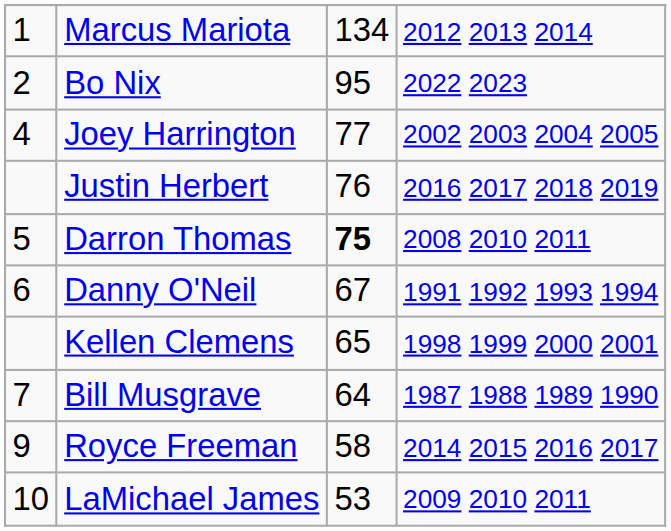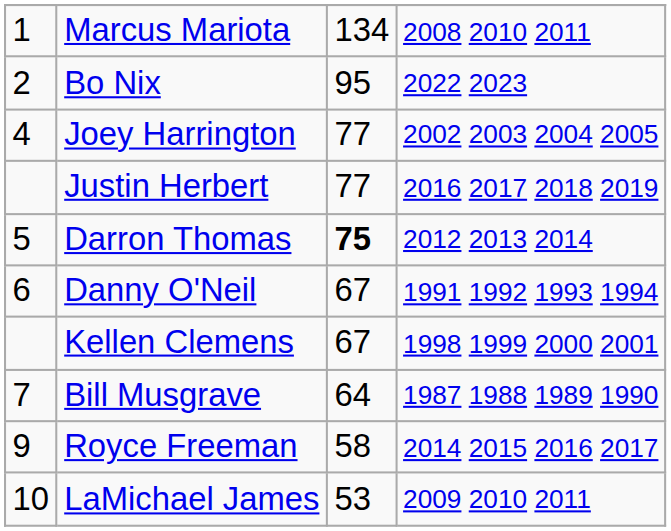(498, 31) 2012 2013 2014 -> (497, 31) 2008 2010 2011
(353, 186) 76 -> (353, 186) 77
(497, 239) 2008 2010 2011 -> (498, 239) 2012 2013 2014
(353, 342) 65 -> (353, 342) 67
